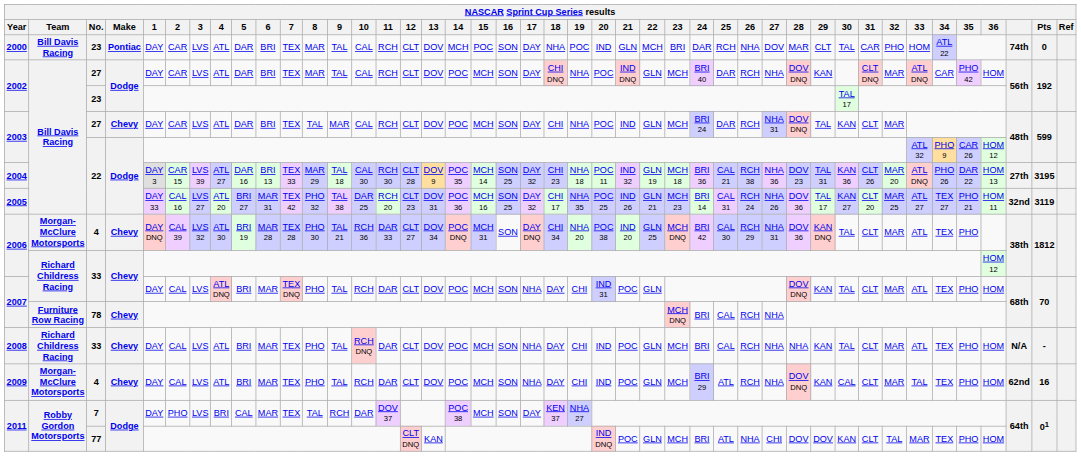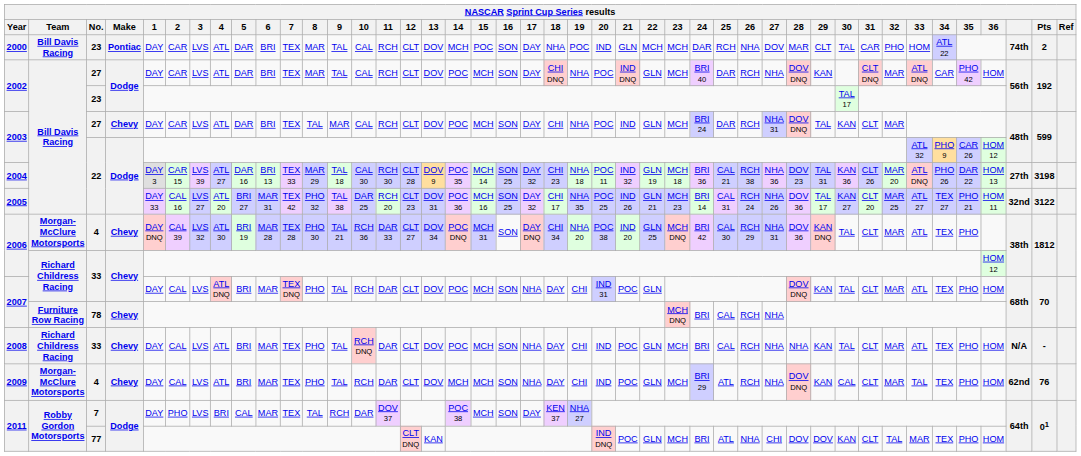(678, 47) BRI -> (678, 47) MCH
(1044, 47) 0 -> (1044, 47) 2
(1044, 176) 3195 -> (1044, 176) 3198
(1044, 201) 3119 -> (1044, 201) 3122
(458, 382) POC -> (458, 382) MCH
(1044, 382) 16 -> (1044, 382) 76
